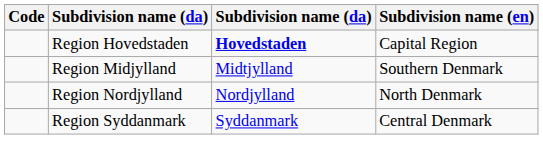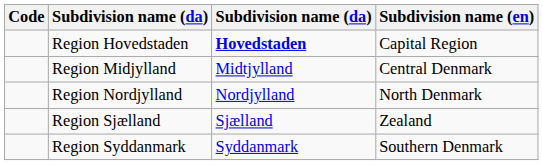(441, 69) Southern Denmark -> (436, 69) Central Denmark
+ row: (106, 120)
(436, 120) Central Denmark -> (441, 146) Southern Denmark
